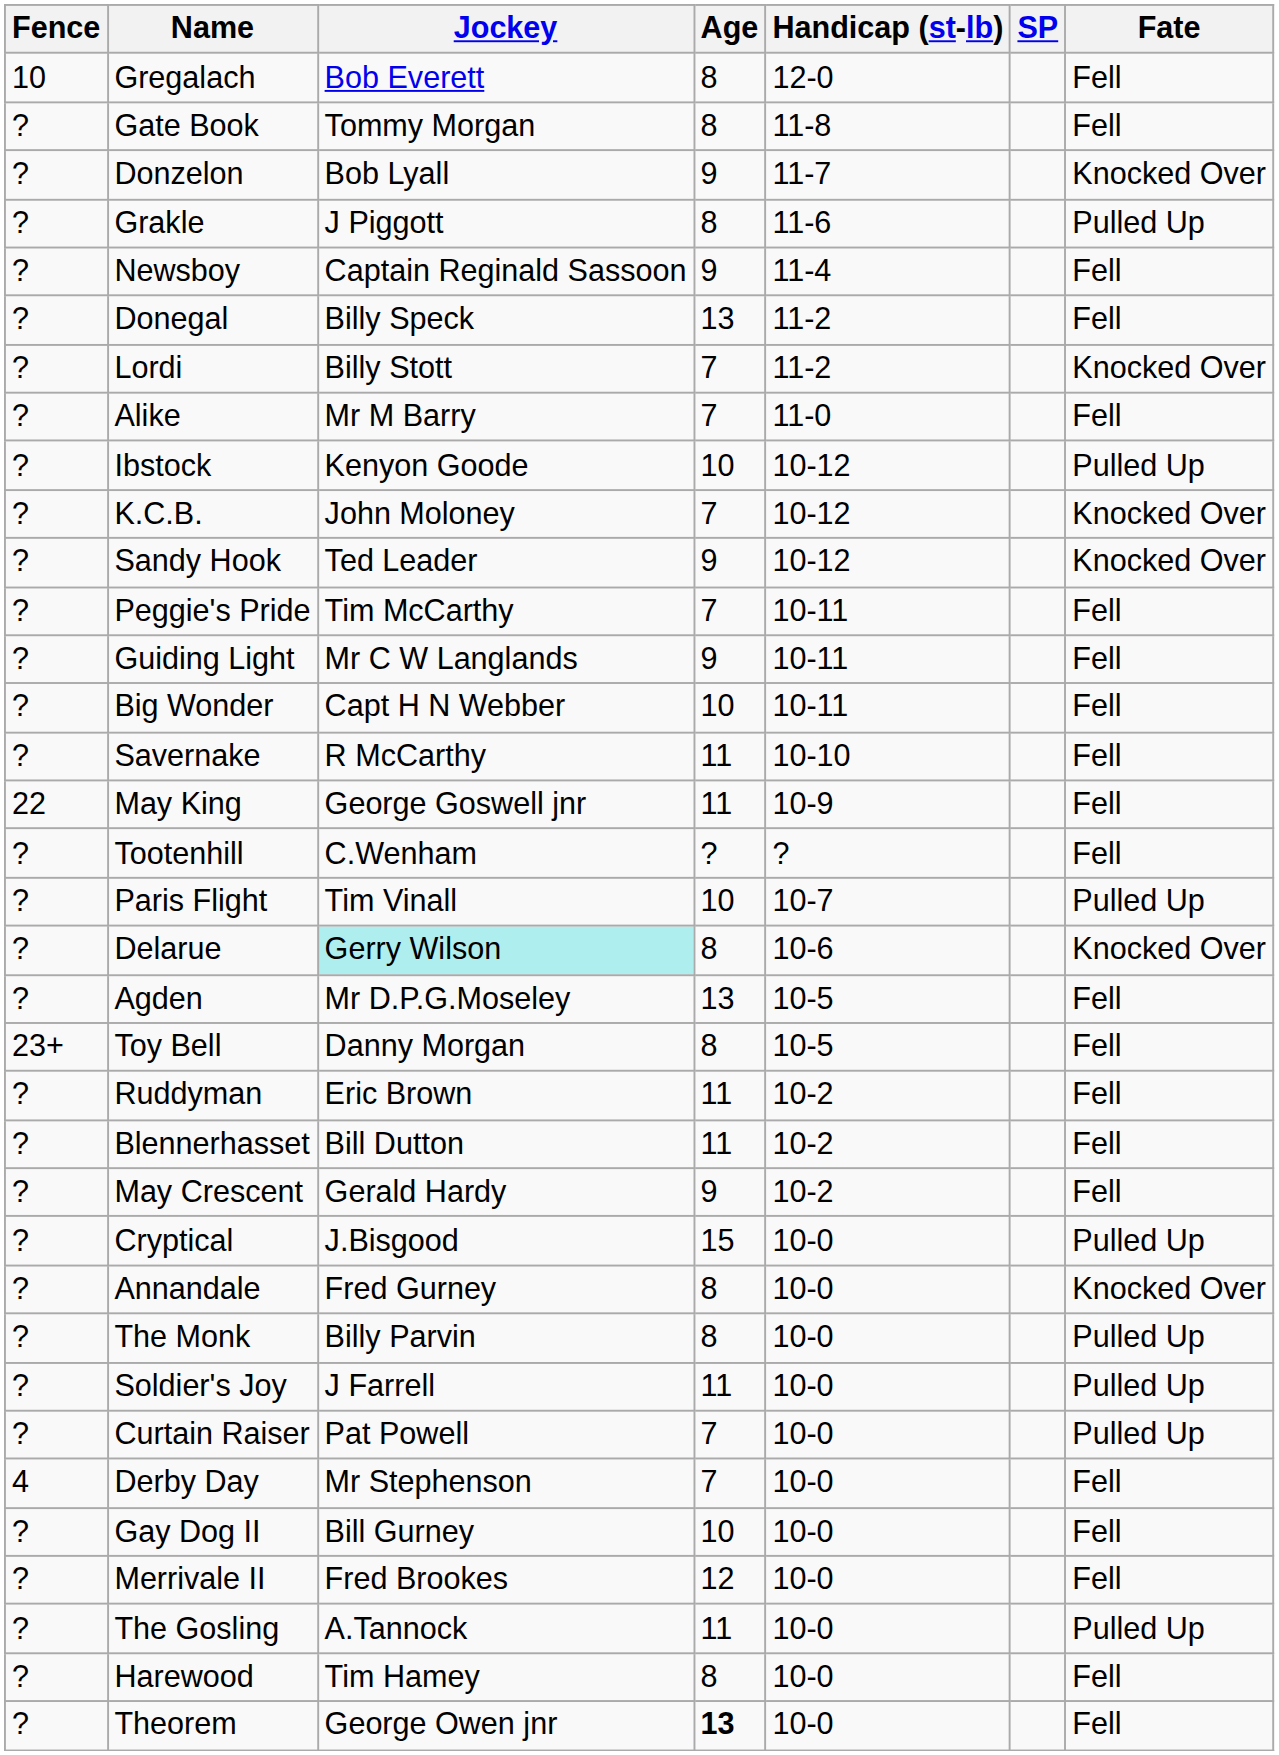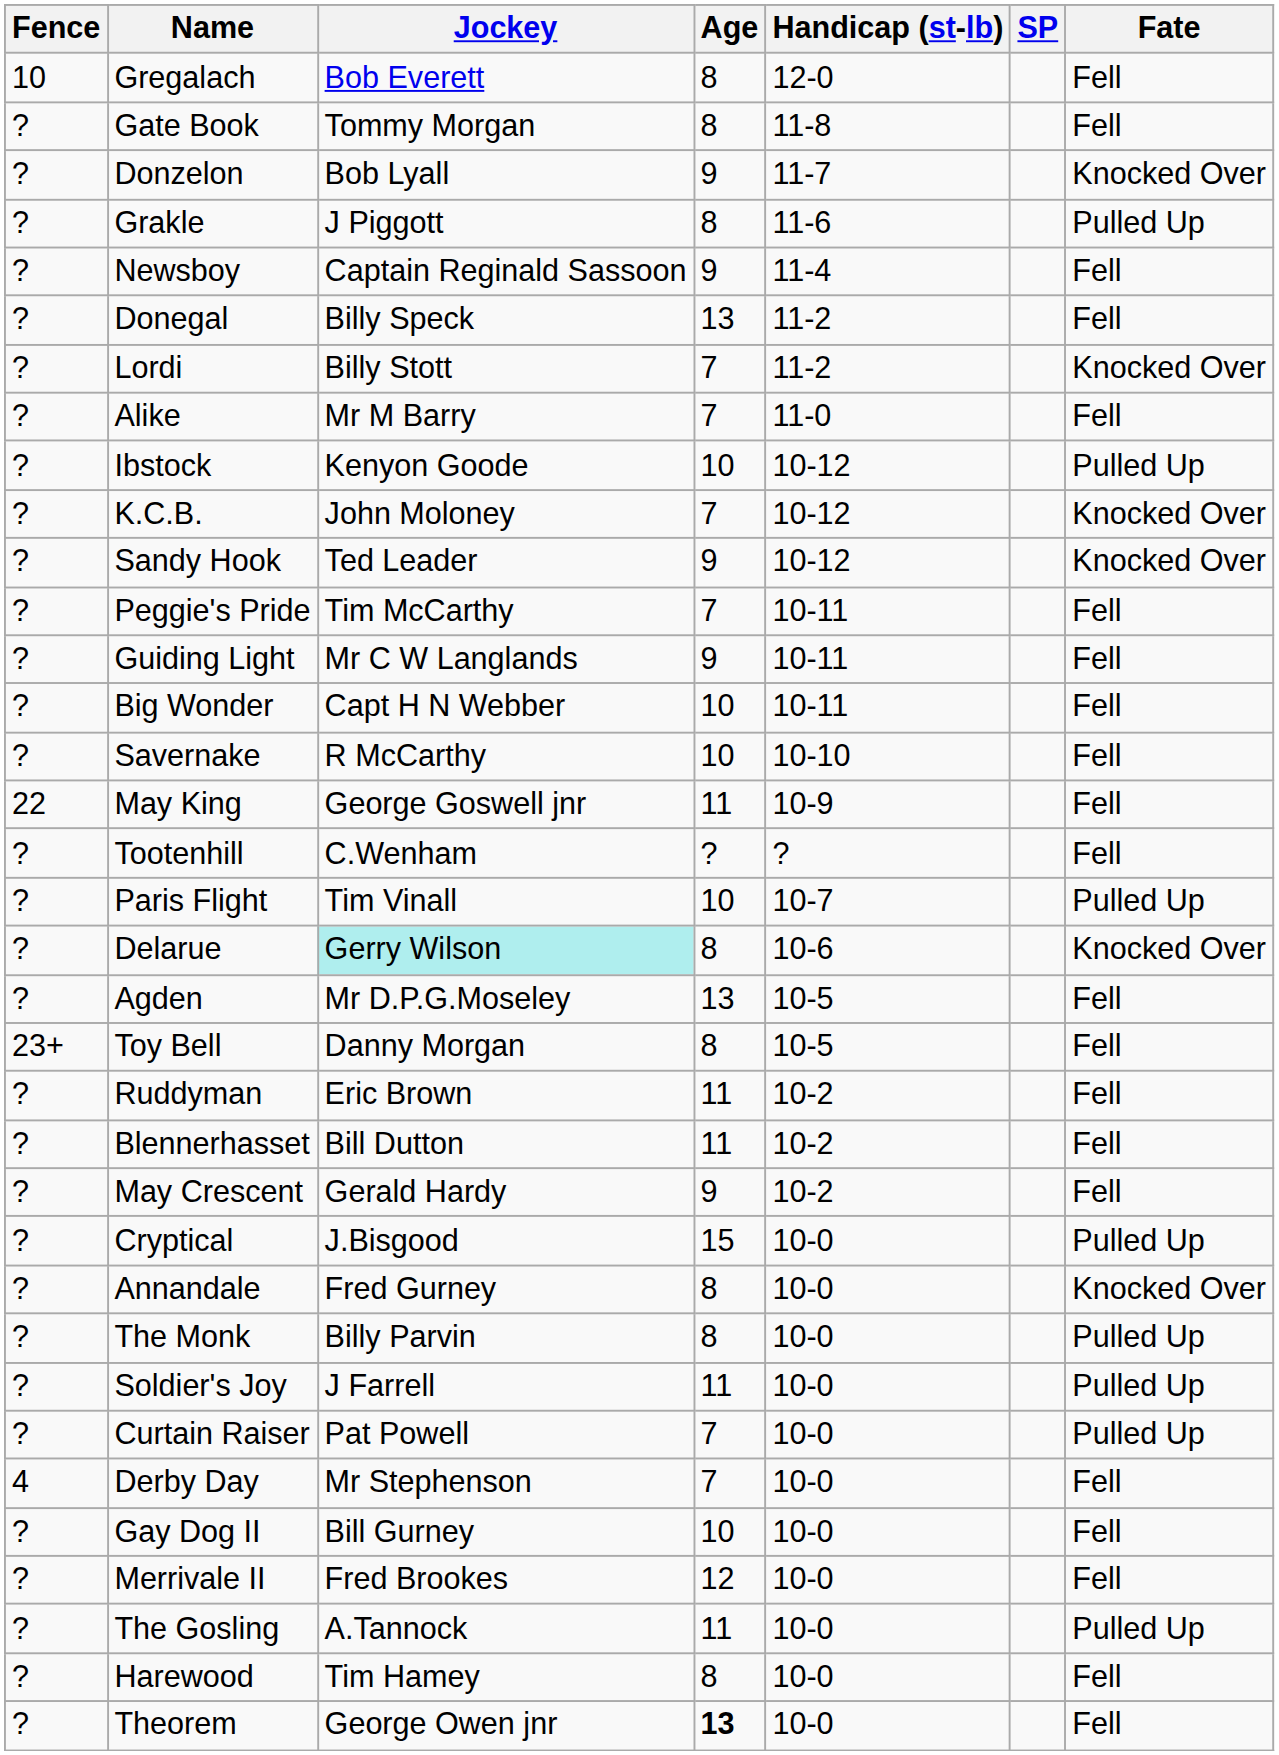(716, 755) 11 -> (718, 755) 10
